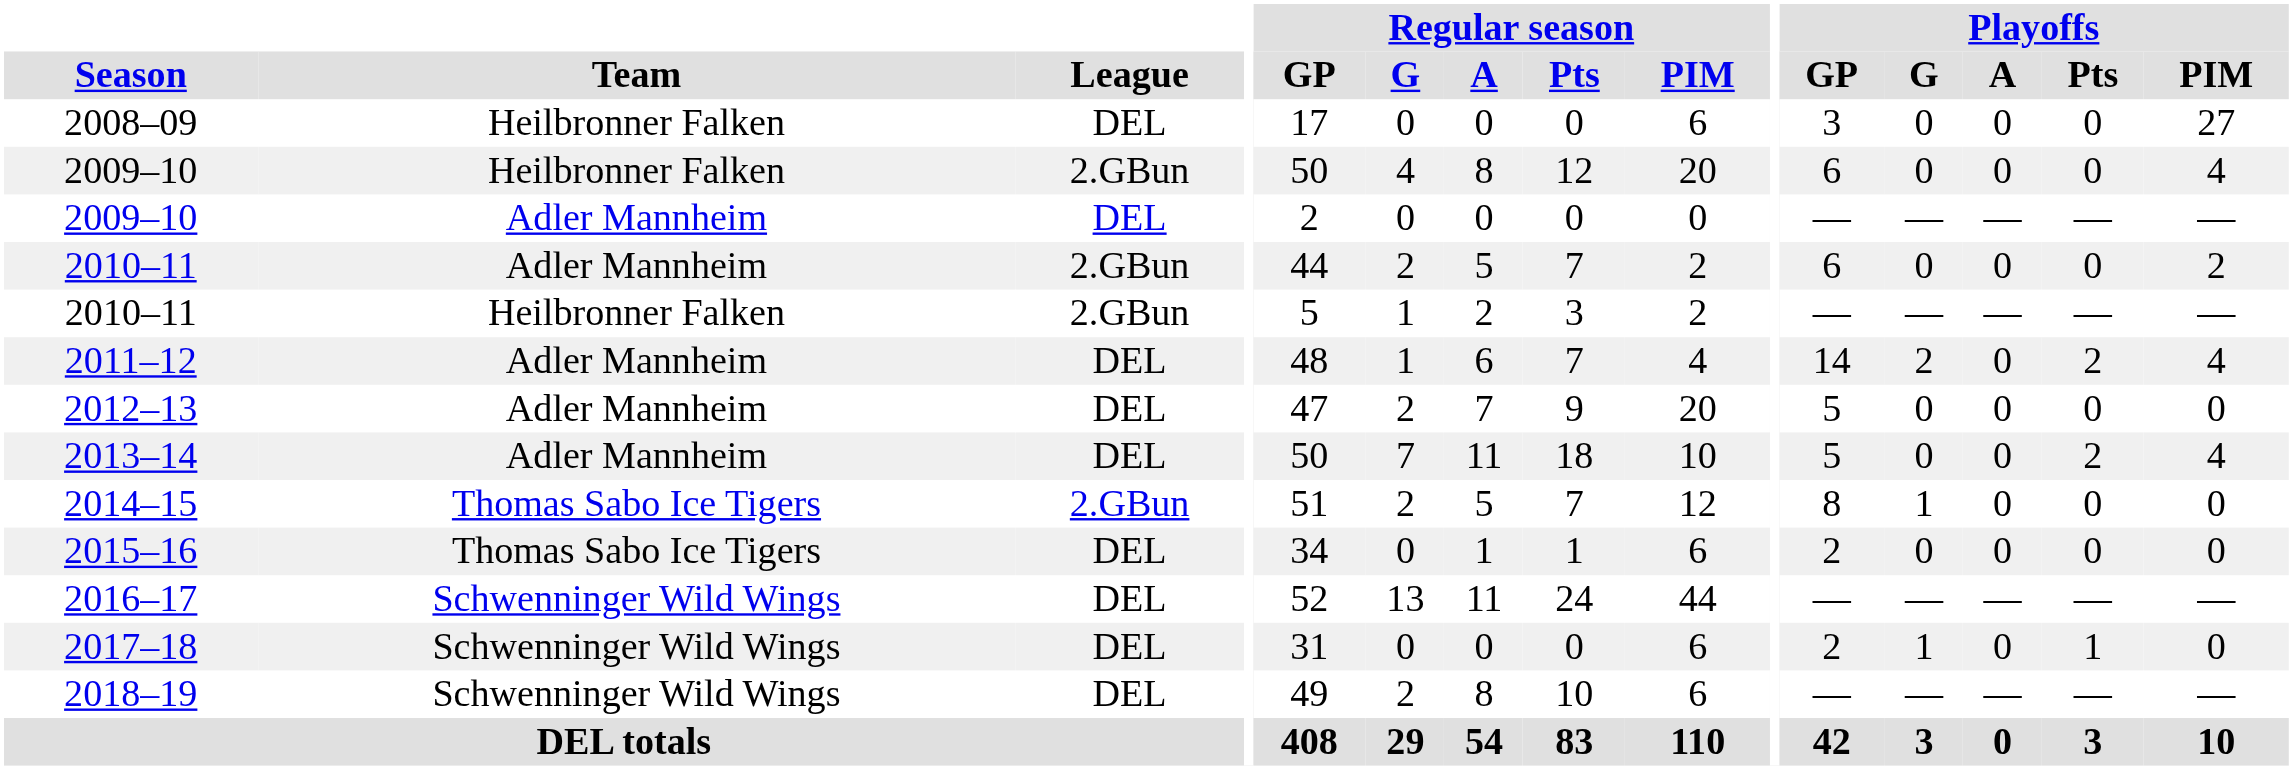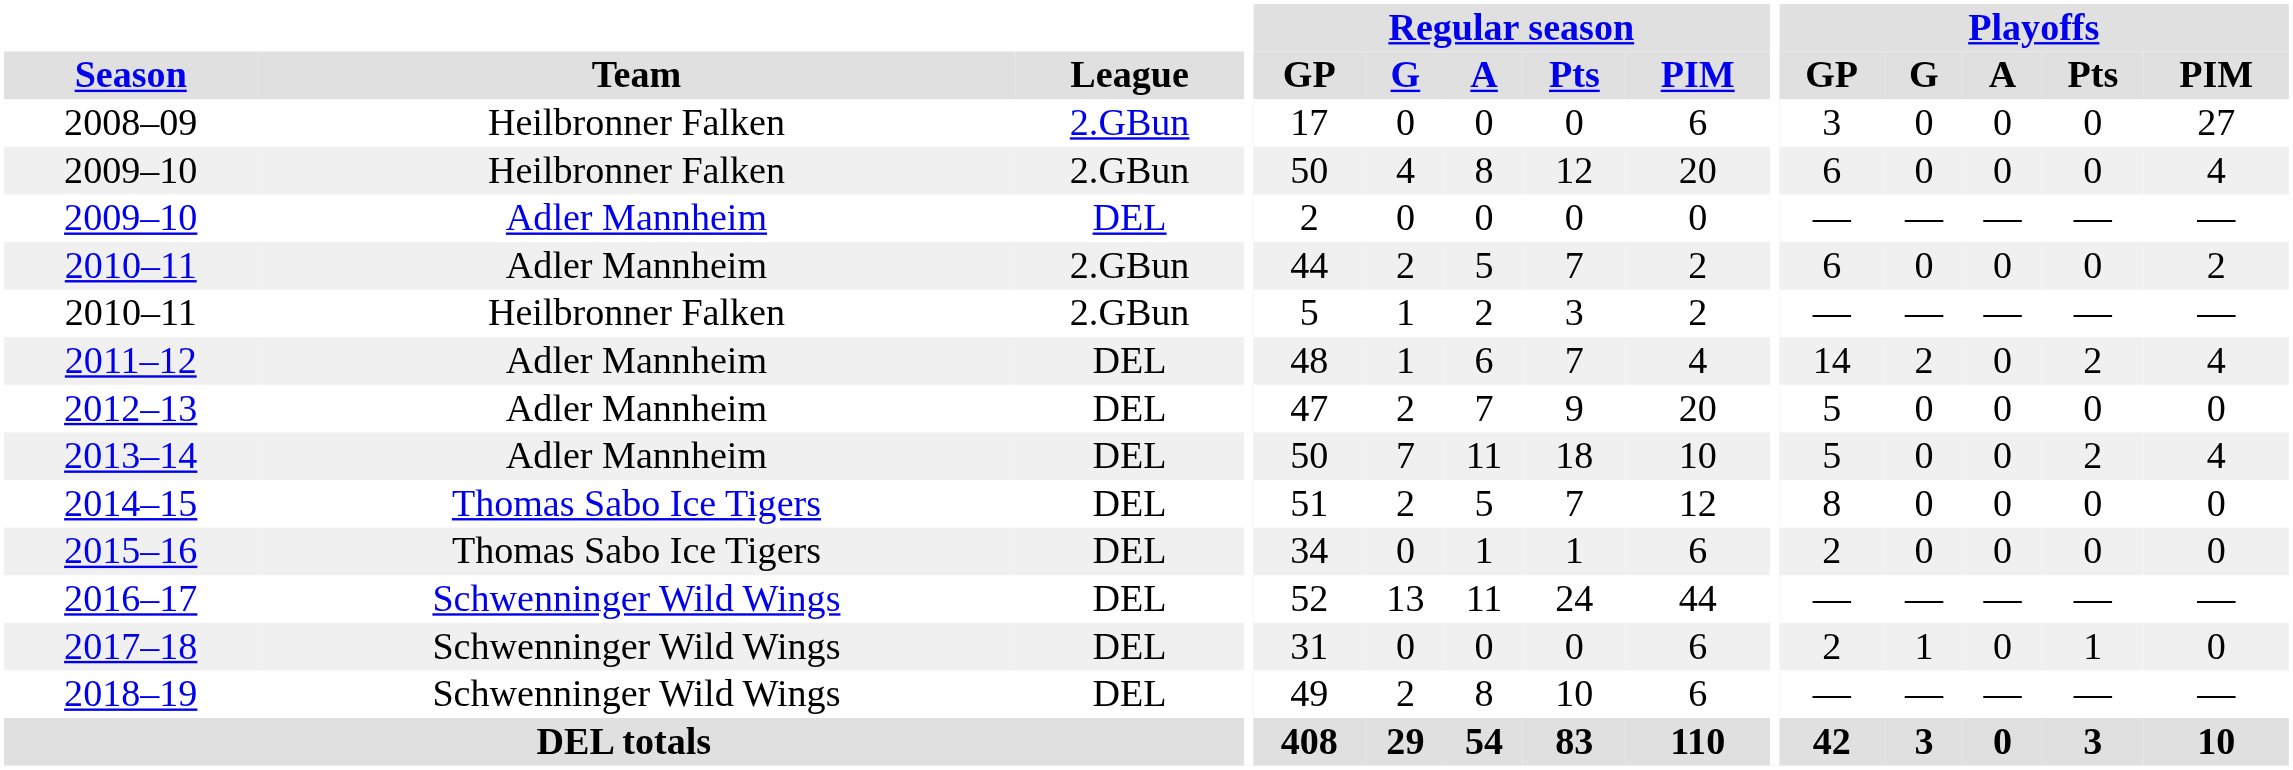(1130, 122) DEL -> (1130, 122) 2.GBun
(1130, 503) 2.GBun -> (1130, 503) DEL
(1924, 503) 1 -> (1924, 503) 0
